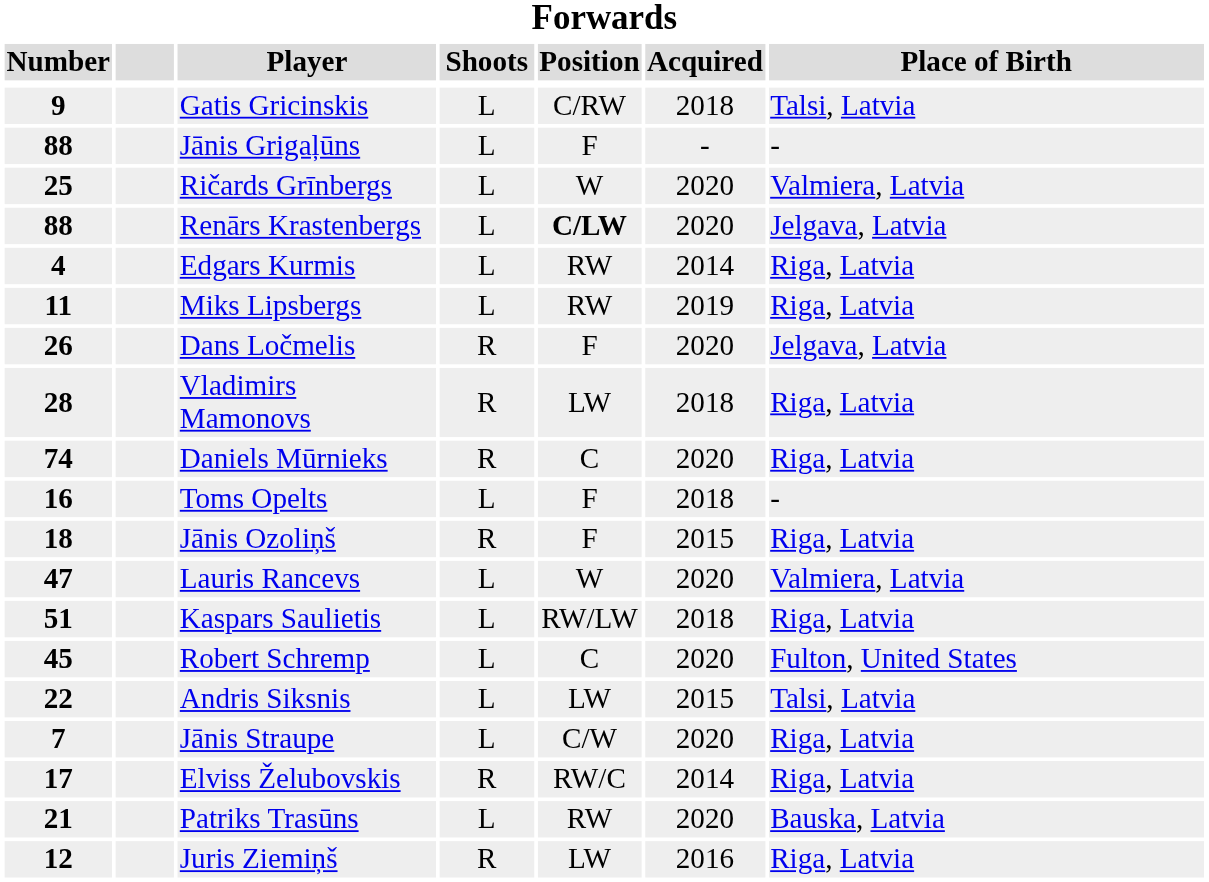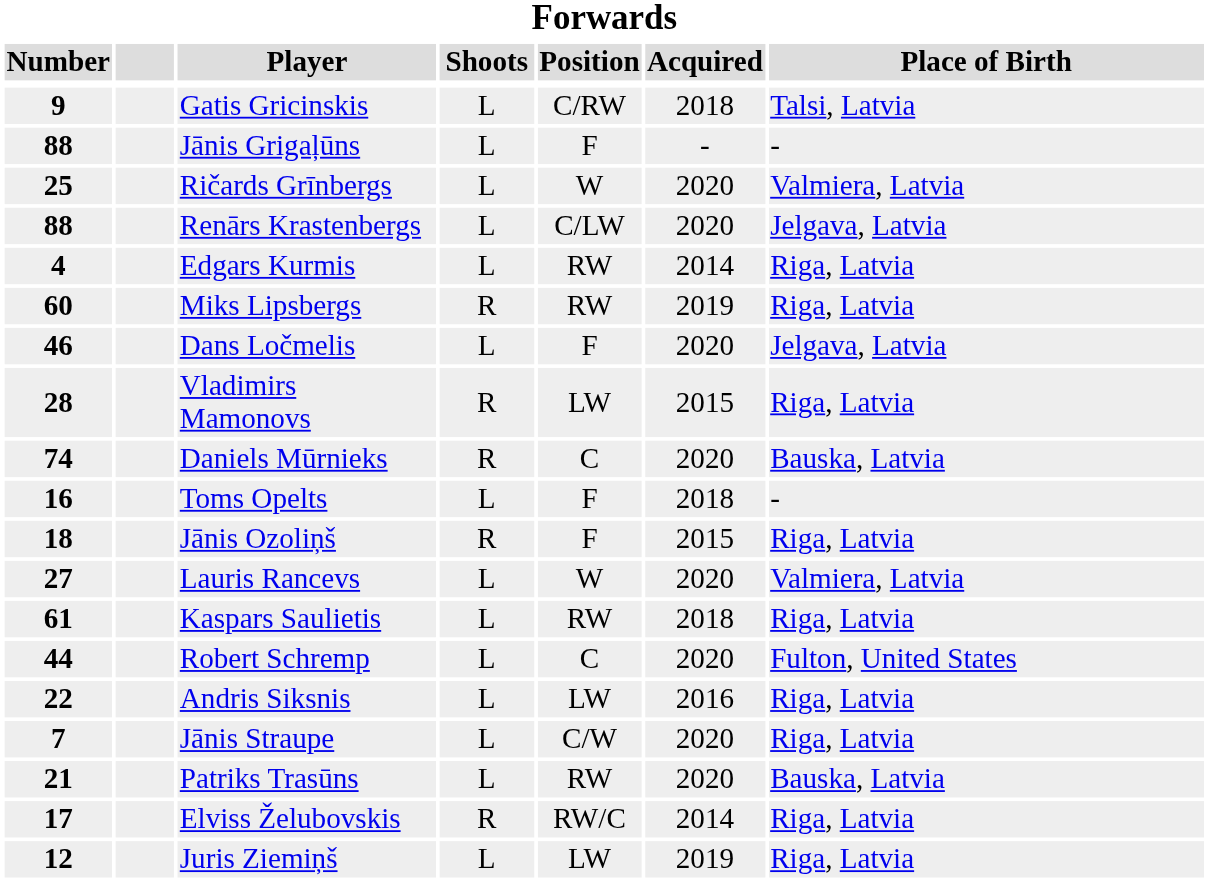(589, 225) bold -> (589, 225) normal
(58, 305) 11 -> (58, 305) 60
(487, 305) L -> (487, 305) R
(58, 345) 26 -> (58, 345) 46
(487, 345) R -> (487, 345) L
(705, 402) 2018 -> (705, 402) 2015
(842, 458) Riga, Latvia -> (858, 458) Bauska, Latvia
(58, 578) 47 -> (58, 578) 27
(58, 618) 51 -> (58, 618) 61
(589, 618) RW/LW -> (589, 618) RW
(58, 658) 45 -> (58, 658) 44
(705, 698) 2015 -> (705, 698) 2016
(843, 698) Talsi, Latvia -> (842, 698) Riga, Latvia
rows swapped: (269, 818) <-> (290, 778)
(487, 858) R -> (487, 858) L
(705, 858) 2016 -> (705, 858) 2019
